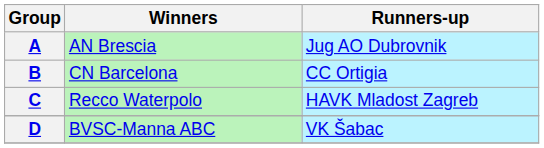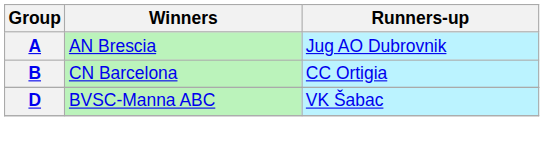- row: (35, 101)
